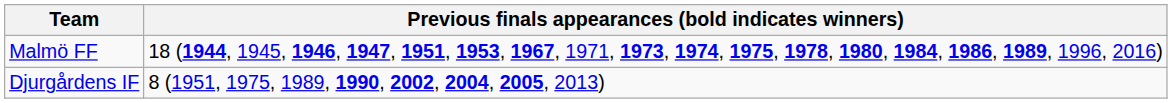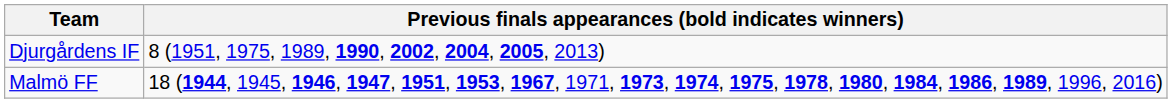rows swapped: (74, 82) <-> (53, 51)
